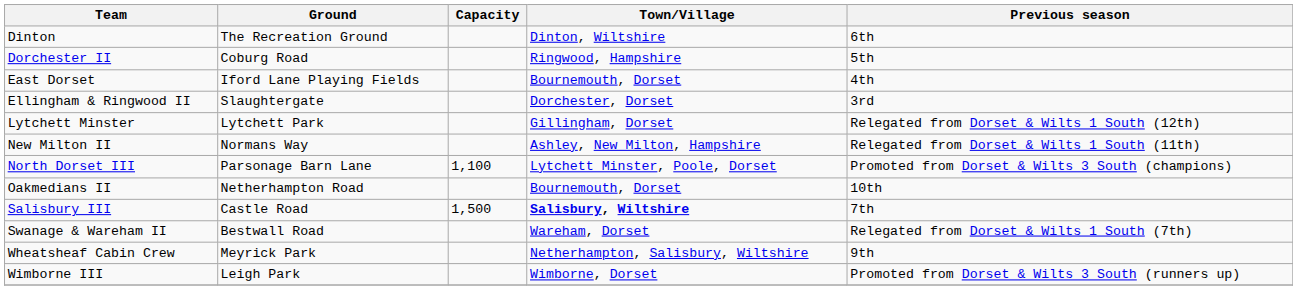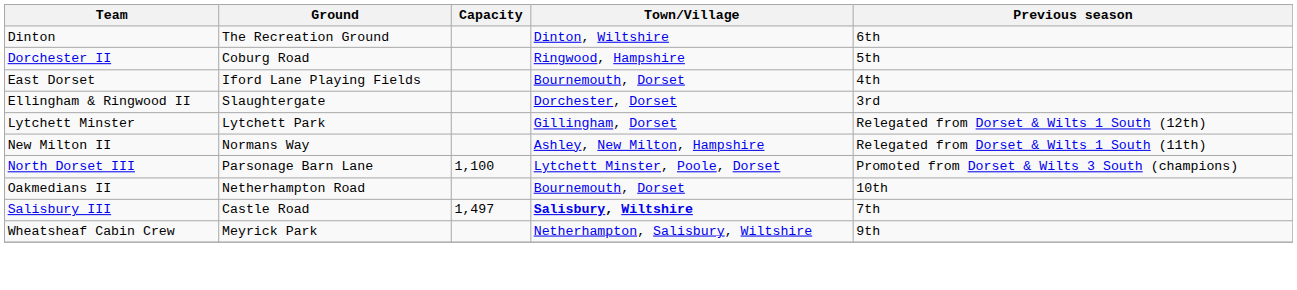(471, 210) 1,500 -> (474, 210) 1,497
- row: (87, 231)
- row: (55, 275)
